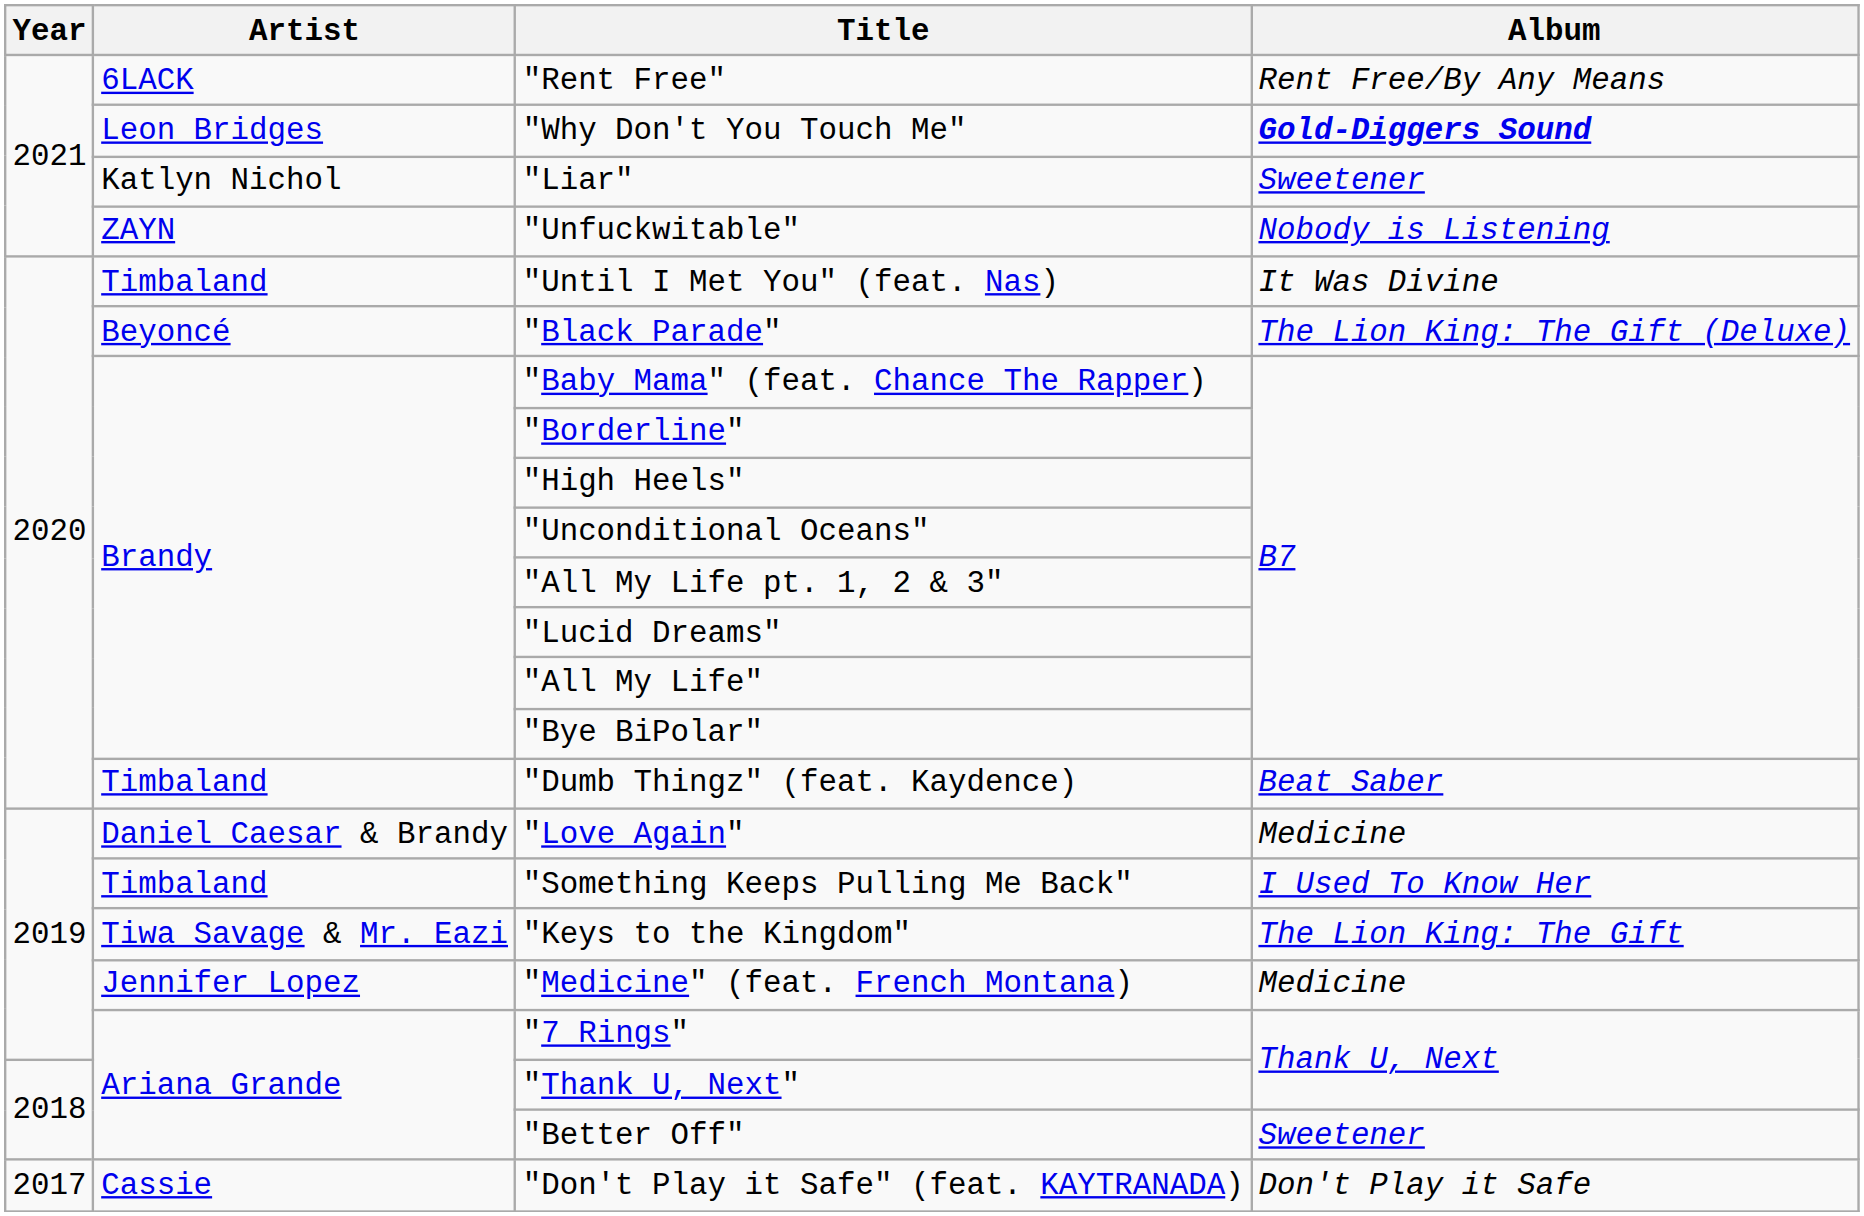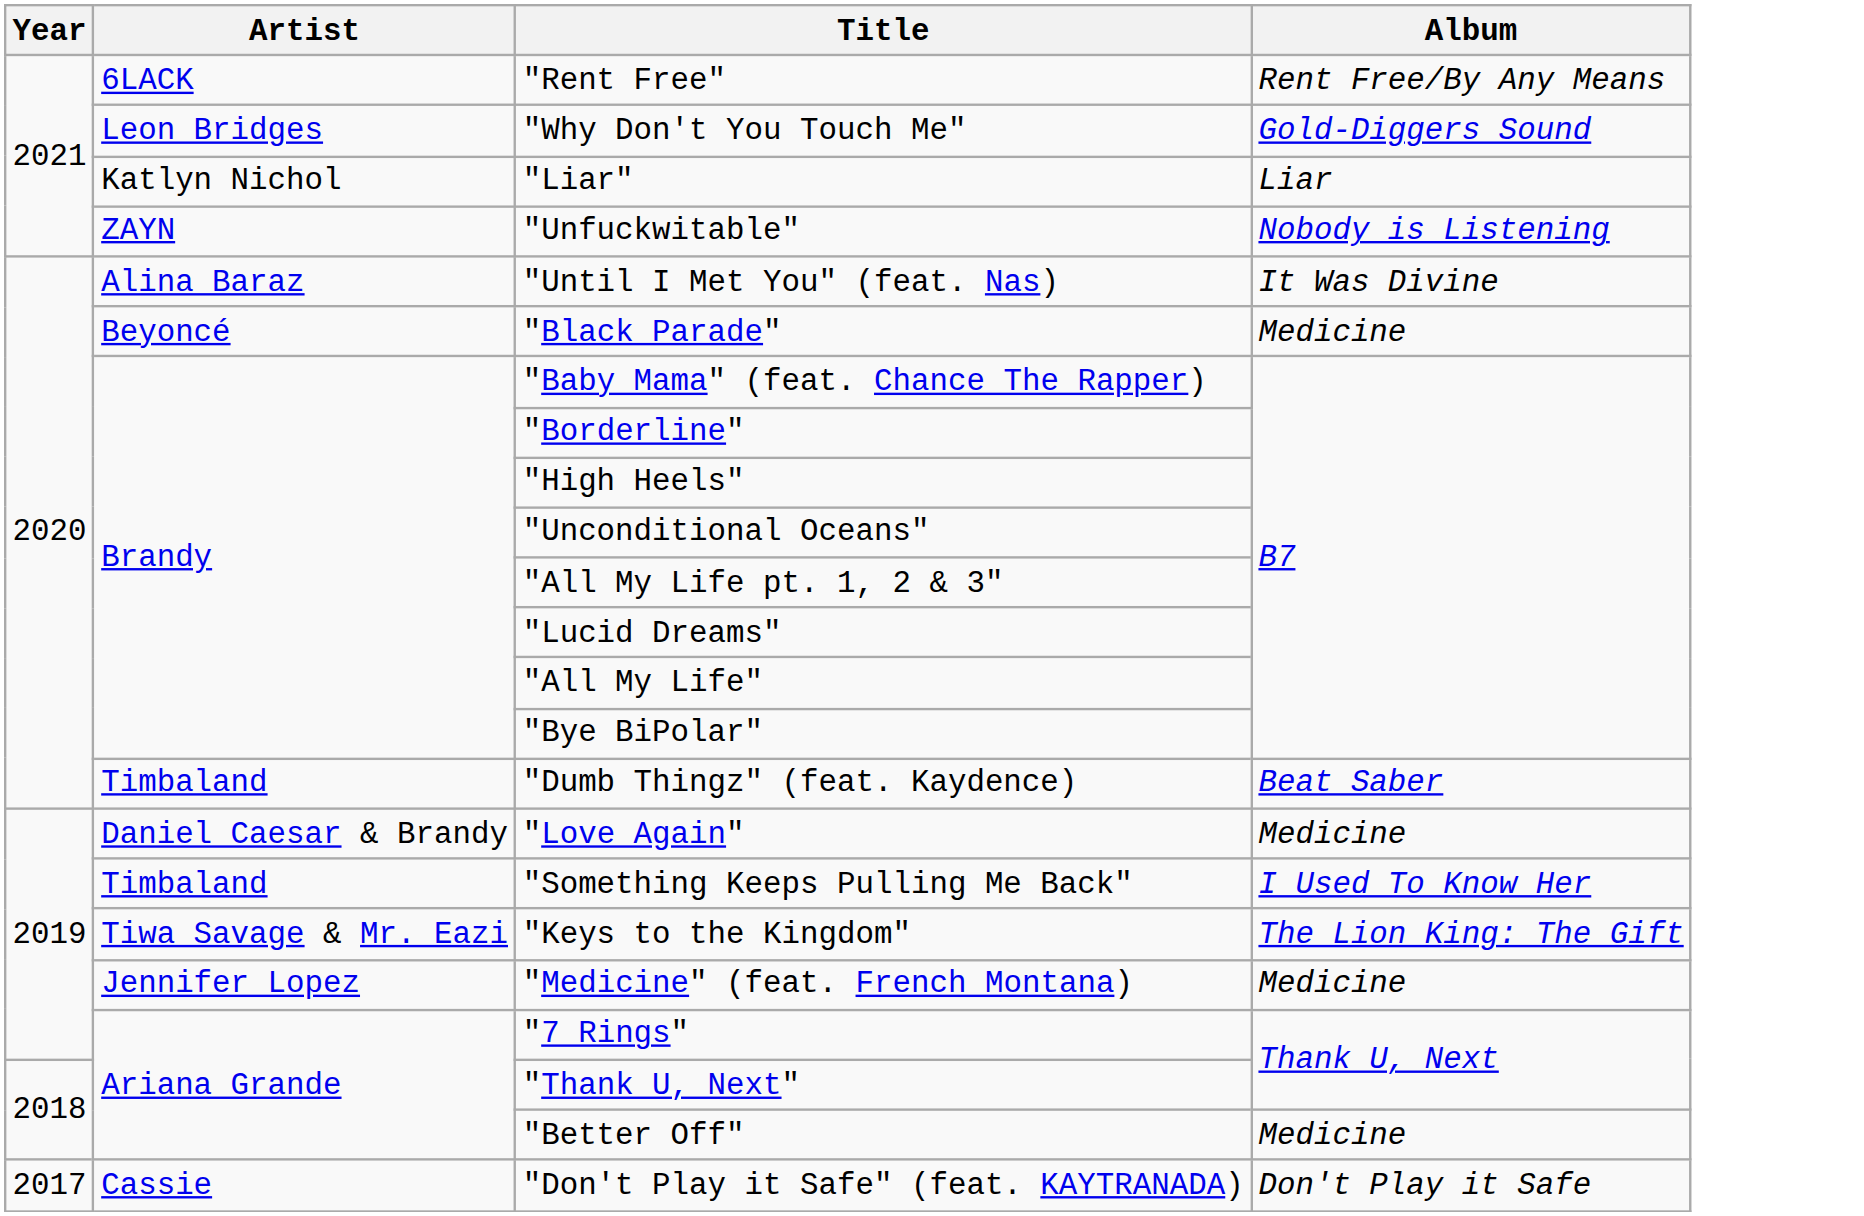(1425, 131) bold -> (1425, 131) normal
(1342, 181) Sweetener -> (1295, 181) Liar
(184, 281) Timbaland -> (203, 281) Alina Baraz
(1554, 332) The Lion King: The Gift (Deluxe) -> (1332, 332) Medicine
(1342, 1135) Sweetener -> (1332, 1135) Medicine
